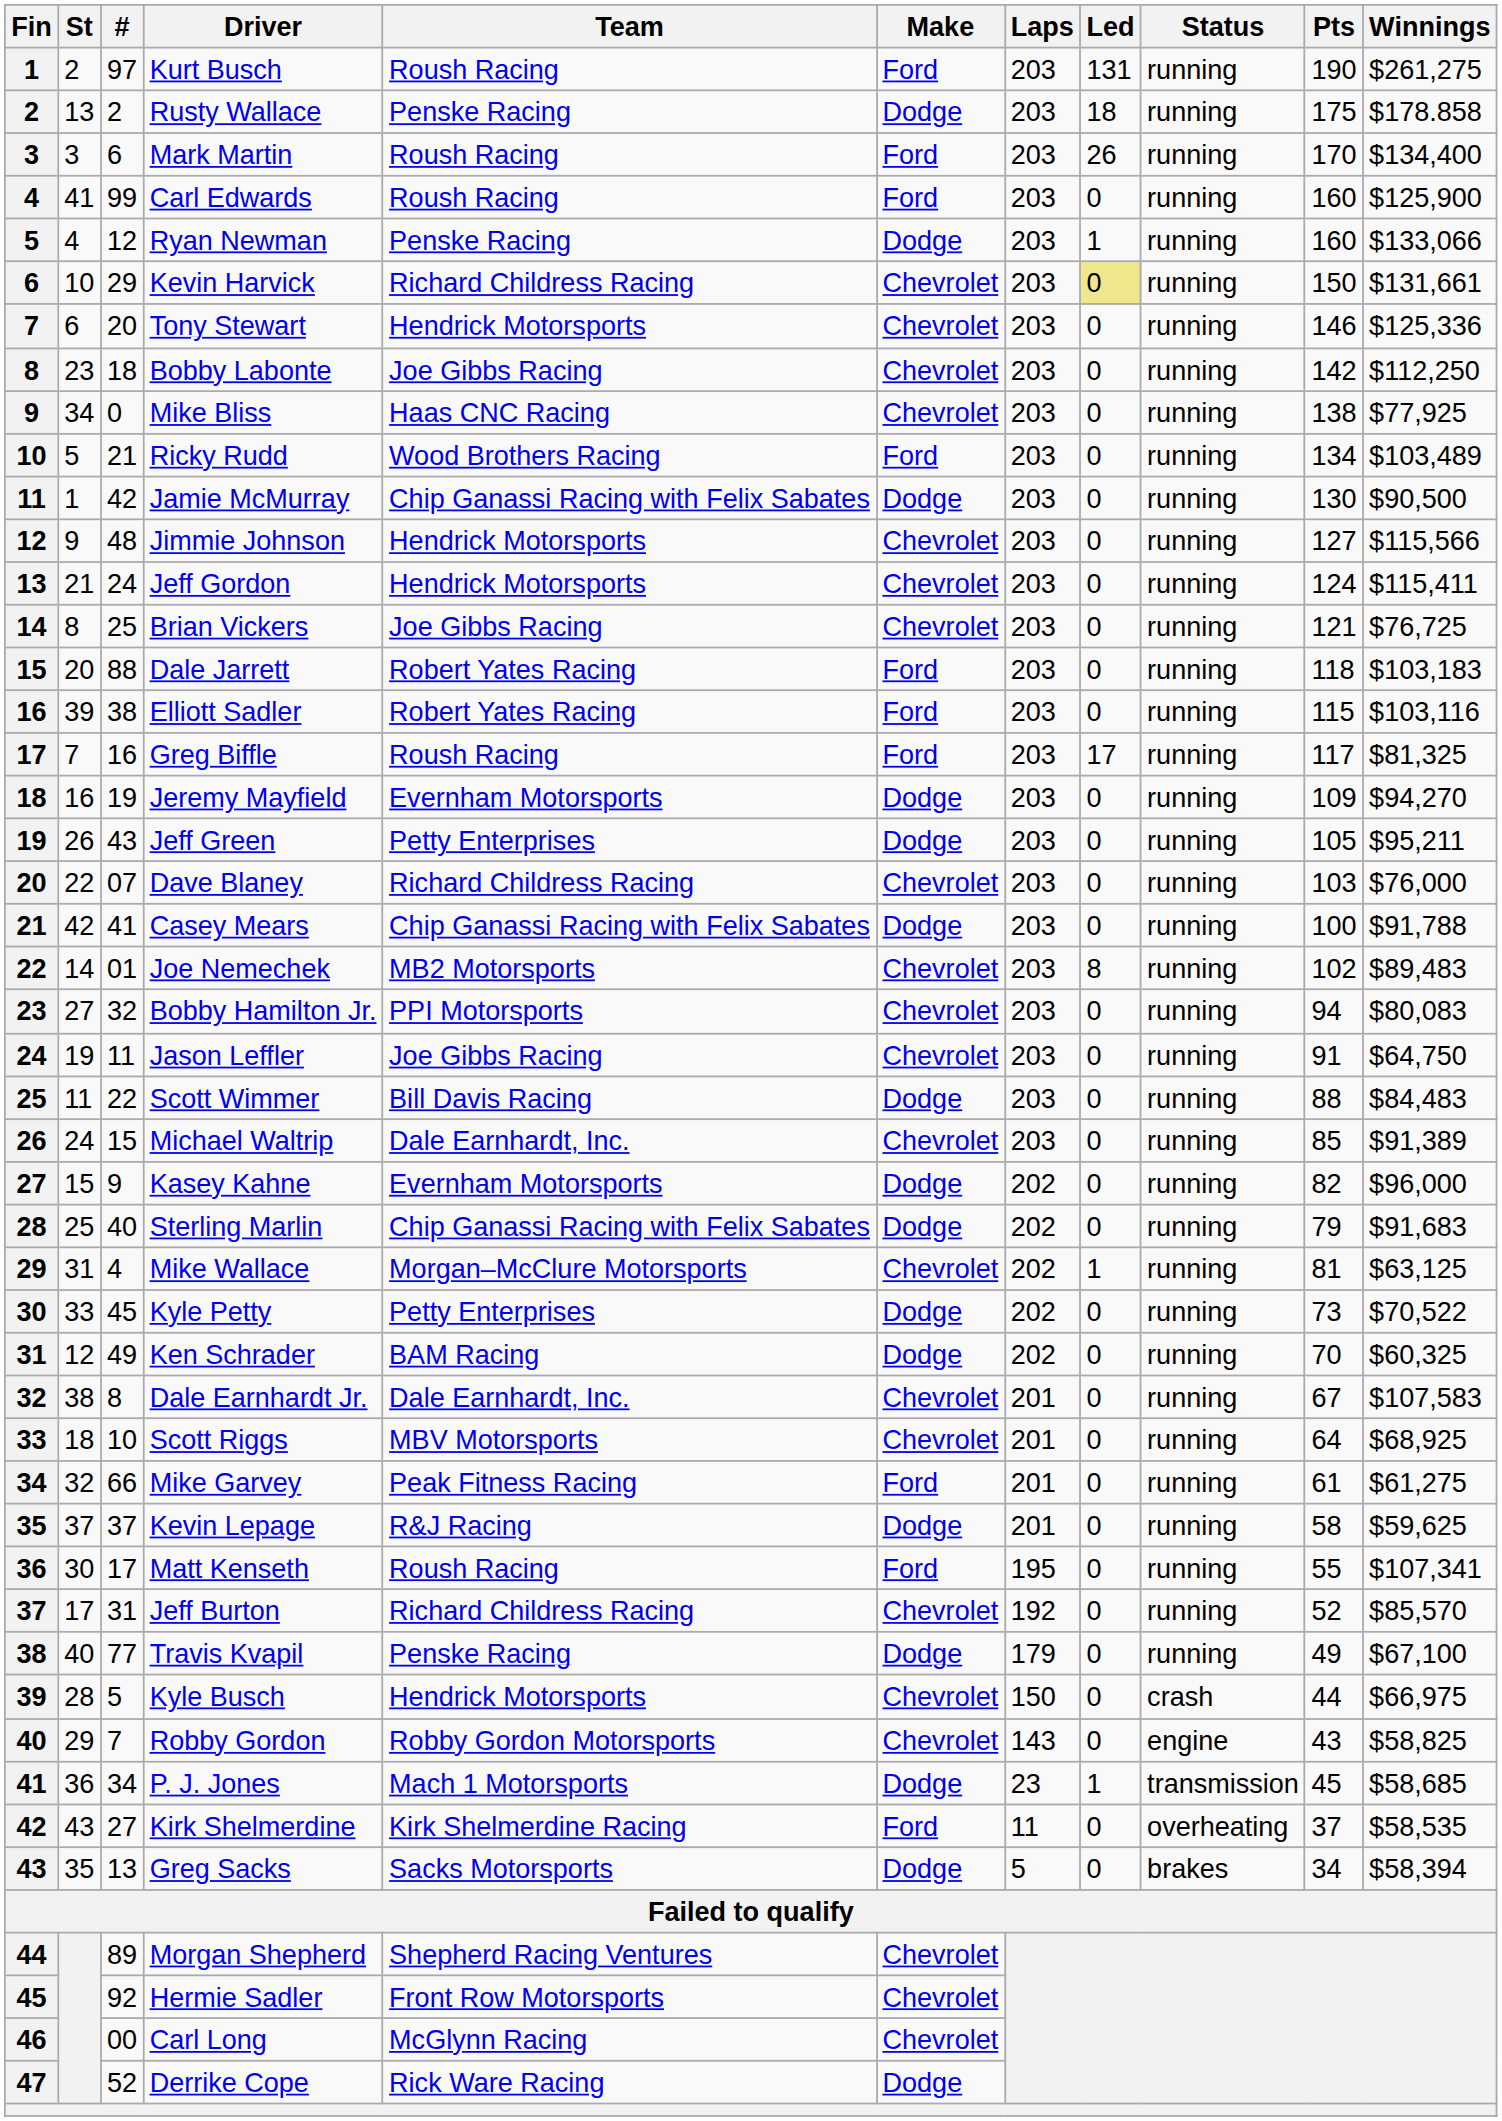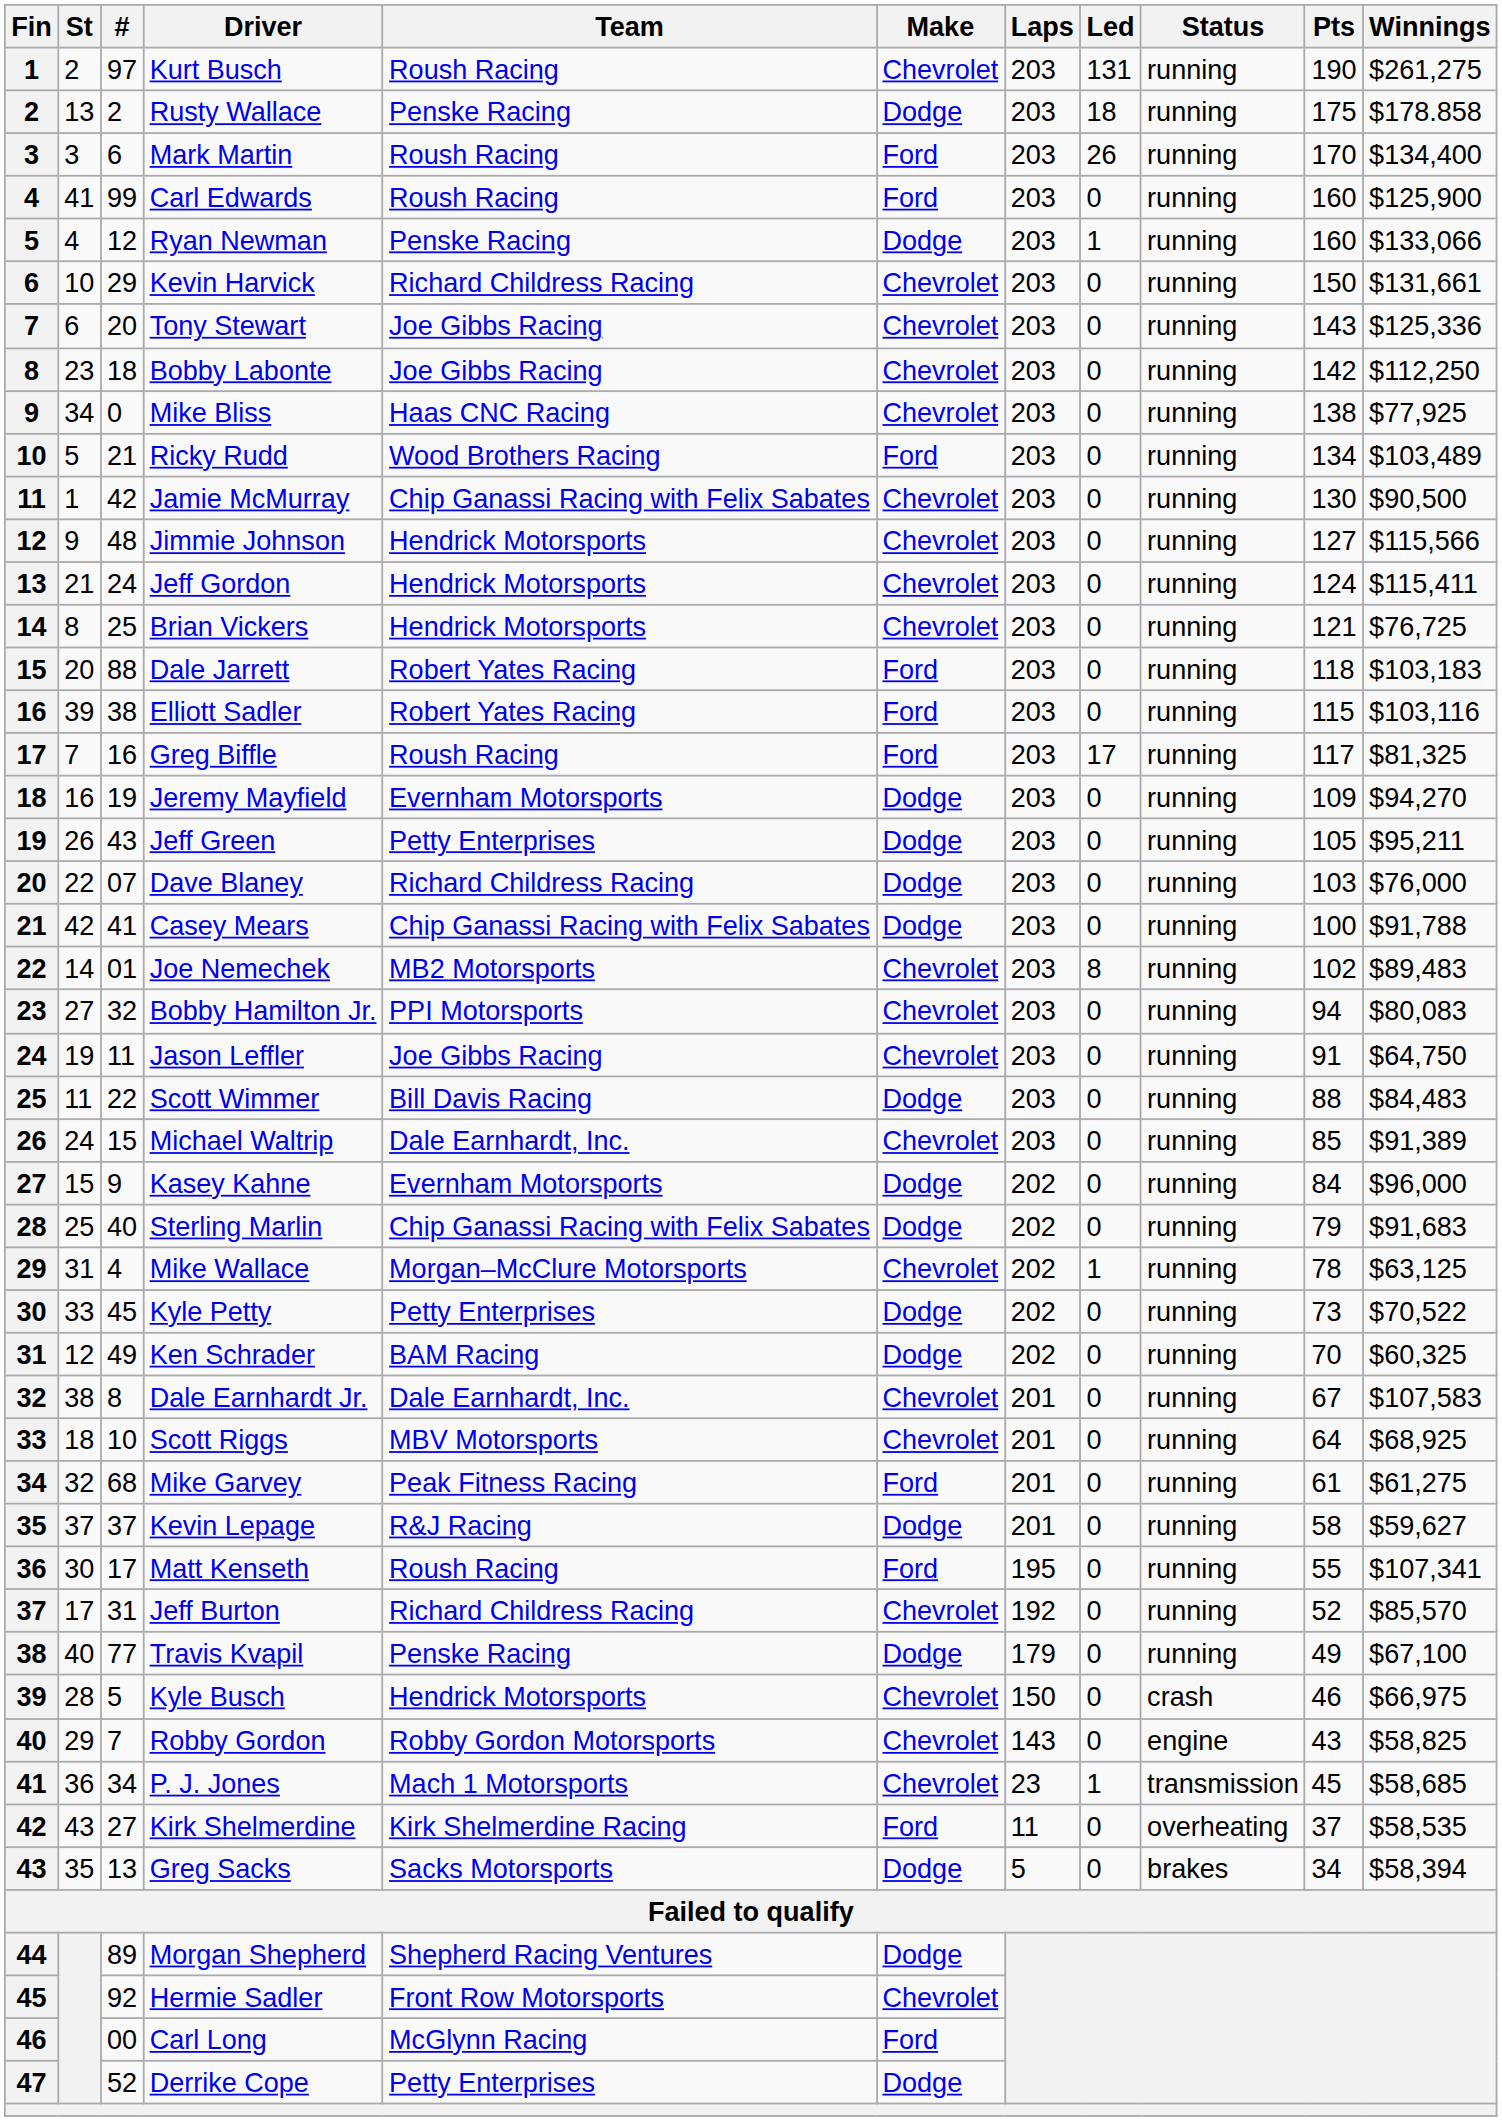(910, 69) Ford -> (940, 69) Chevrolet
(1094, 283) khaki background -> (1094, 283) no background
(518, 326) Hendrick Motorsports -> (496, 326) Joe Gibbs Racing
(1334, 326) 146 -> (1334, 326) 143
(922, 498) Dodge -> (940, 498) Chevrolet
(496, 626) Joe Gibbs Racing -> (518, 626) Hendrick Motorsports
(940, 883) Chevrolet -> (922, 883) Dodge
(1326, 1183) 82 -> (1326, 1183) 84
(1326, 1269) 81 -> (1326, 1269) 78
(122, 1483) 66 -> (122, 1483) 68
(1418, 1526) $59,625 -> (1418, 1526) $59,627
(1326, 1697) 44 -> (1326, 1697) 46
(922, 1783) Dodge -> (940, 1783) Chevrolet
(940, 1954) Chevrolet -> (922, 1954) Dodge
(940, 2040) Chevrolet -> (910, 2040) Ford
(497, 2082) Rick Ware Racing -> (492, 2082) Petty Enterprises
